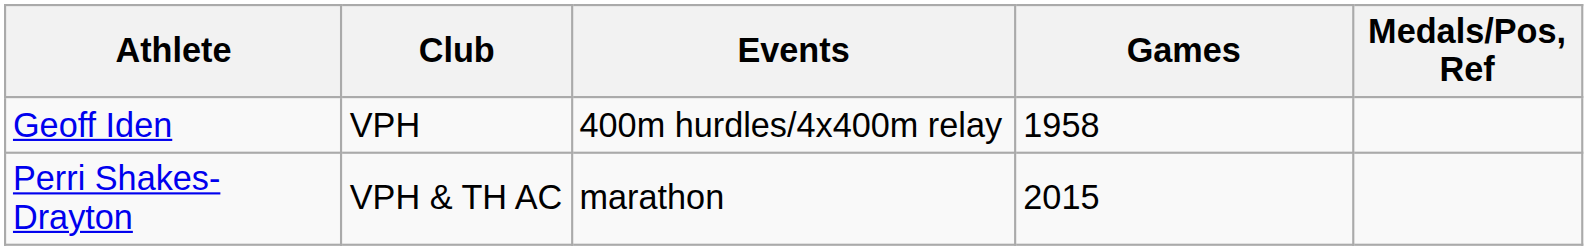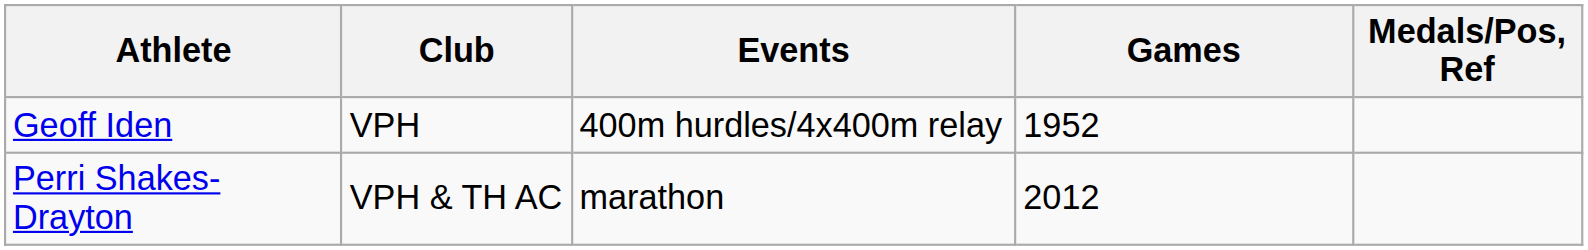(1061, 124) 1958 -> (1061, 124) 1952
(1061, 198) 2015 -> (1061, 198) 2012
